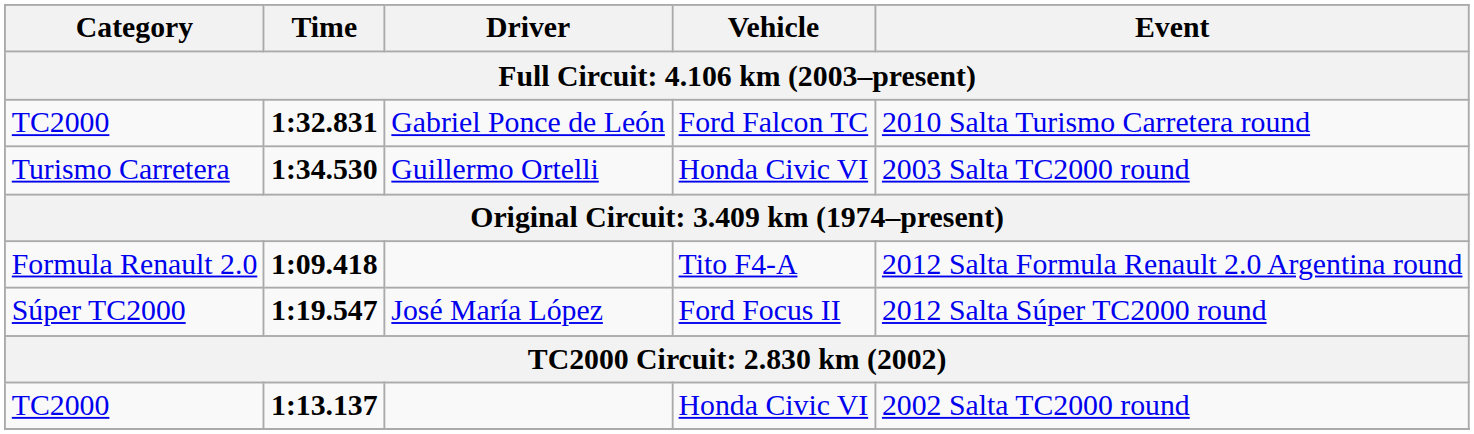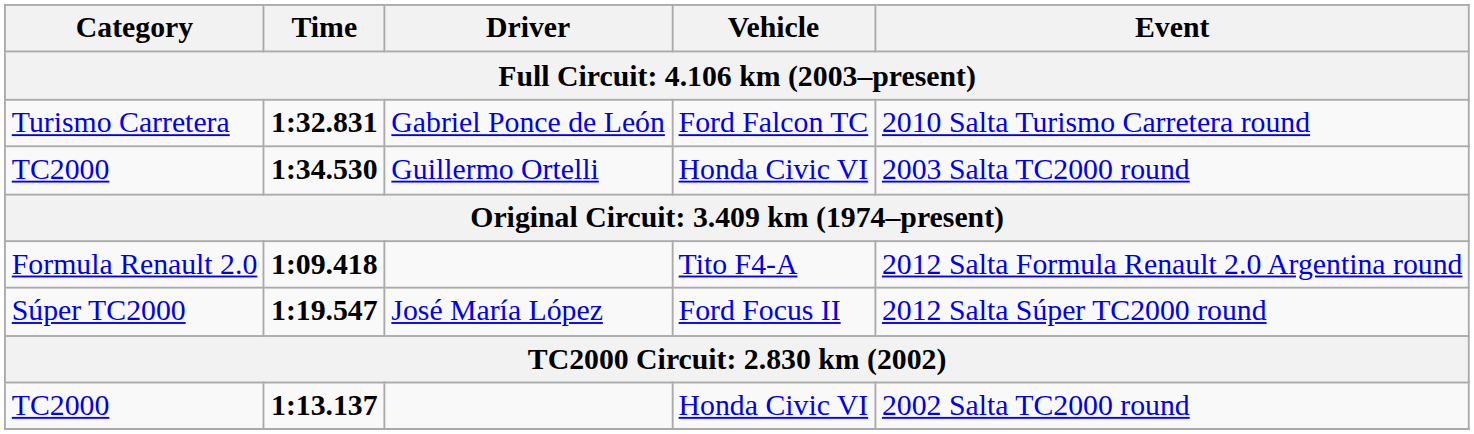(61, 122) TC2000 -> (121, 122) Turismo Carretera
(121, 169) Turismo Carretera -> (61, 169) TC2000
